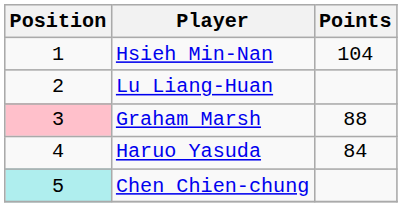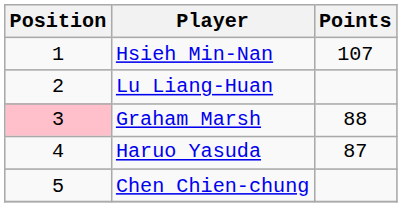(355, 54) 104 -> (355, 54) 107
(355, 153) 84 -> (355, 153) 87
(58, 185) paleturquoise background -> (58, 185) no background
